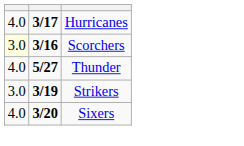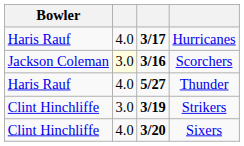+ column: (58, 15)
